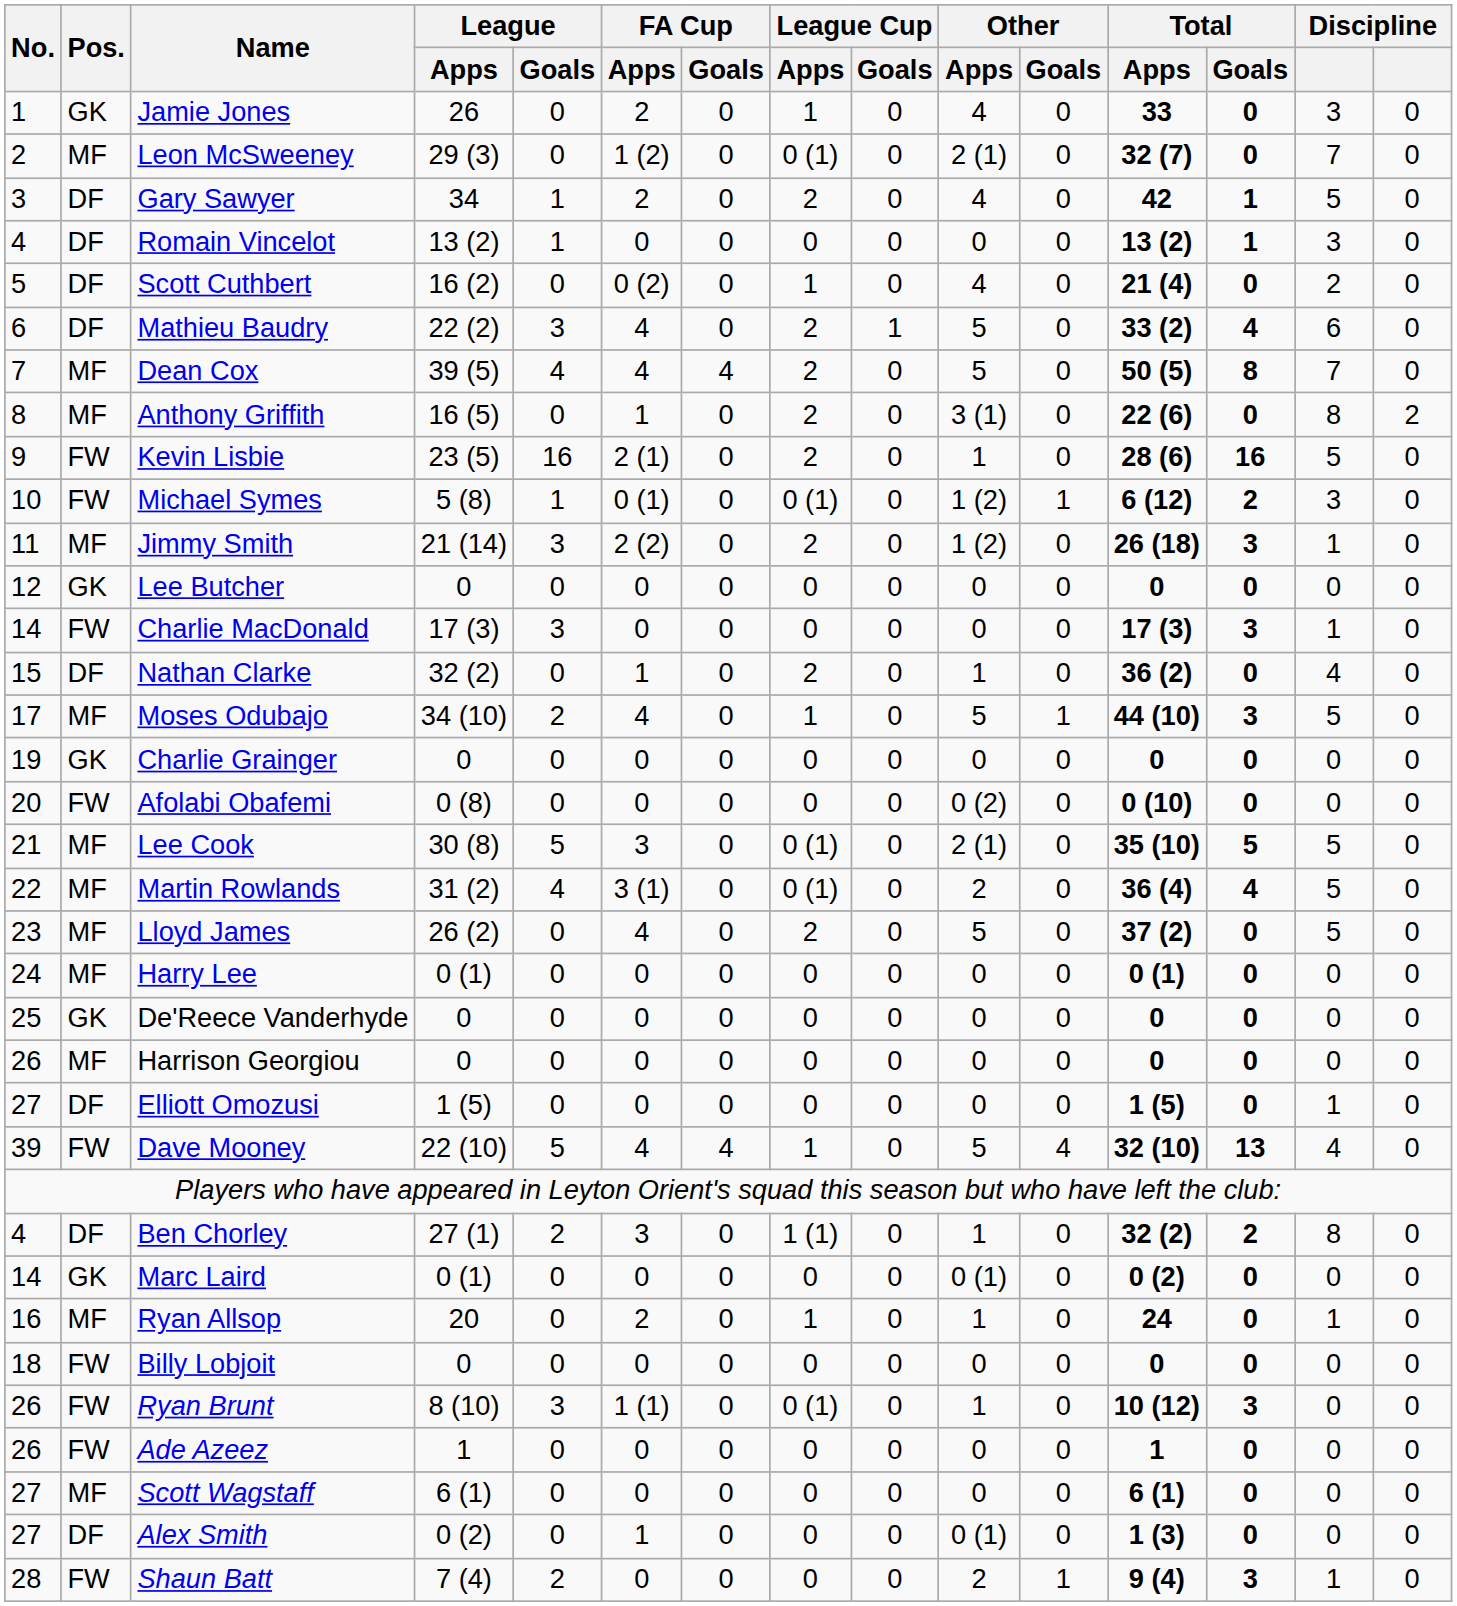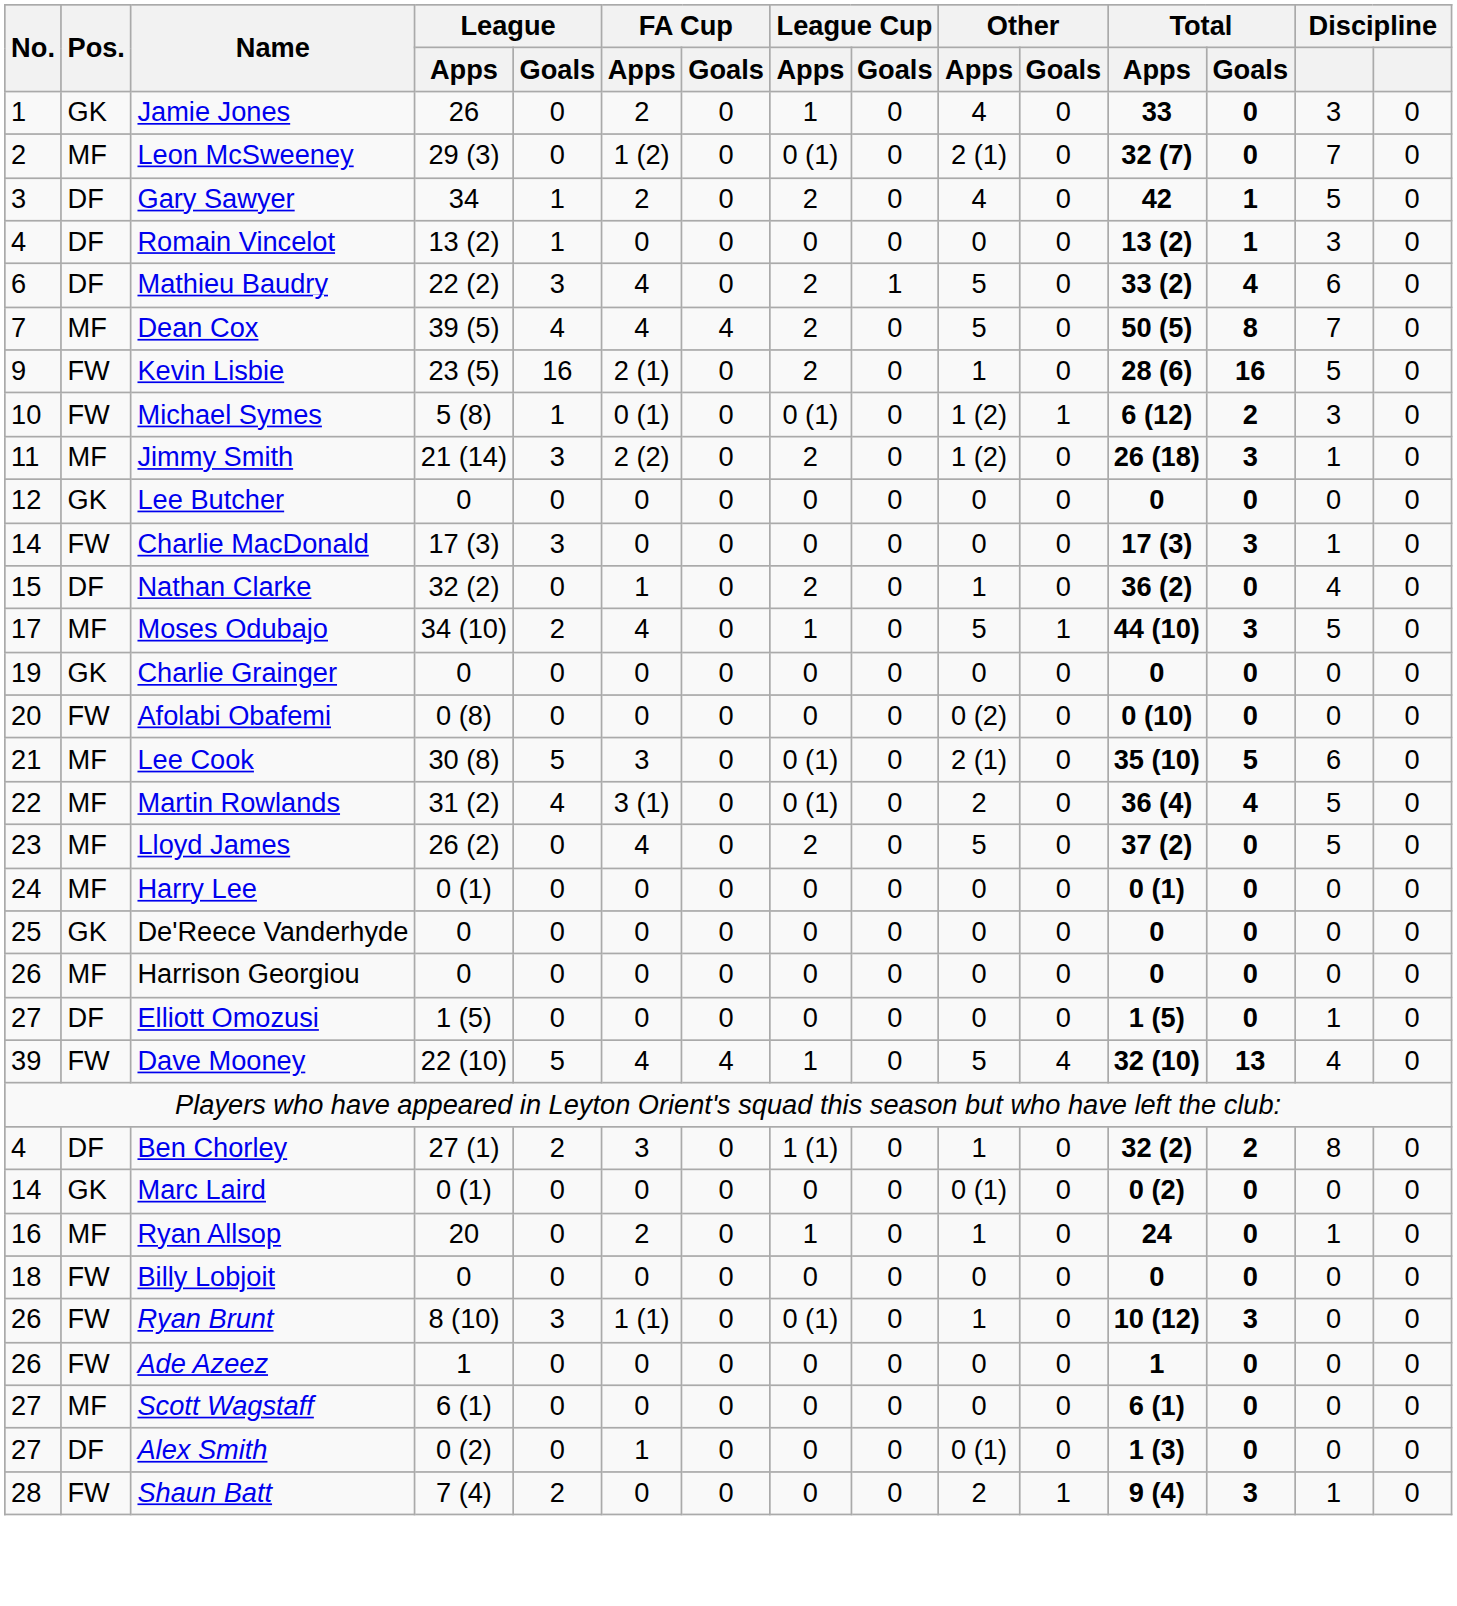- row: (224, 284)
- row: (231, 414)
(1334, 845) 5 -> (1334, 759) 6
